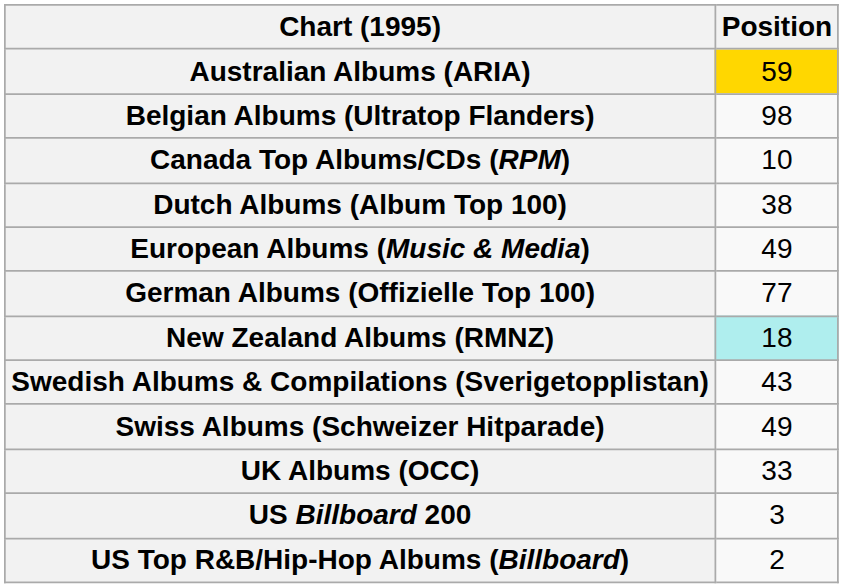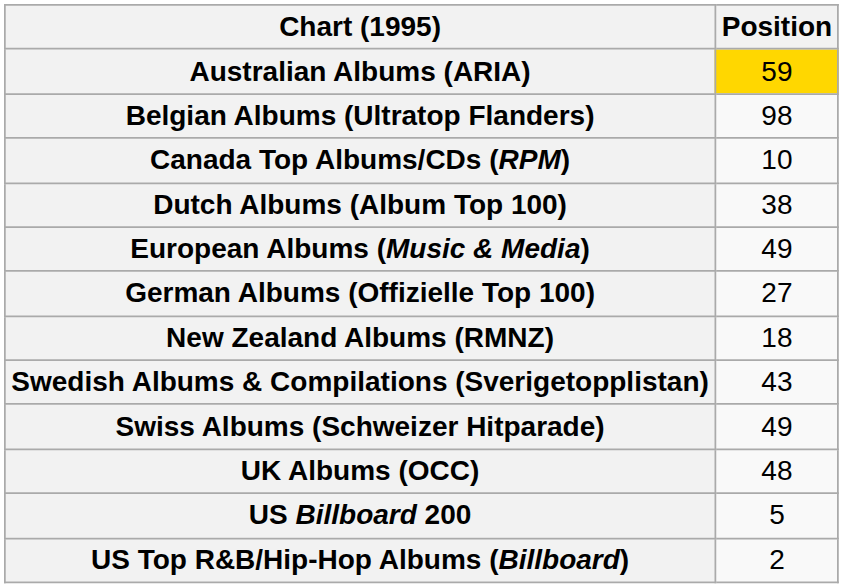(777, 293) 77 -> (777, 293) 27
(777, 337) paleturquoise background -> (777, 337) no background
(777, 470) 33 -> (777, 470) 48
(777, 515) 3 -> (777, 515) 5
